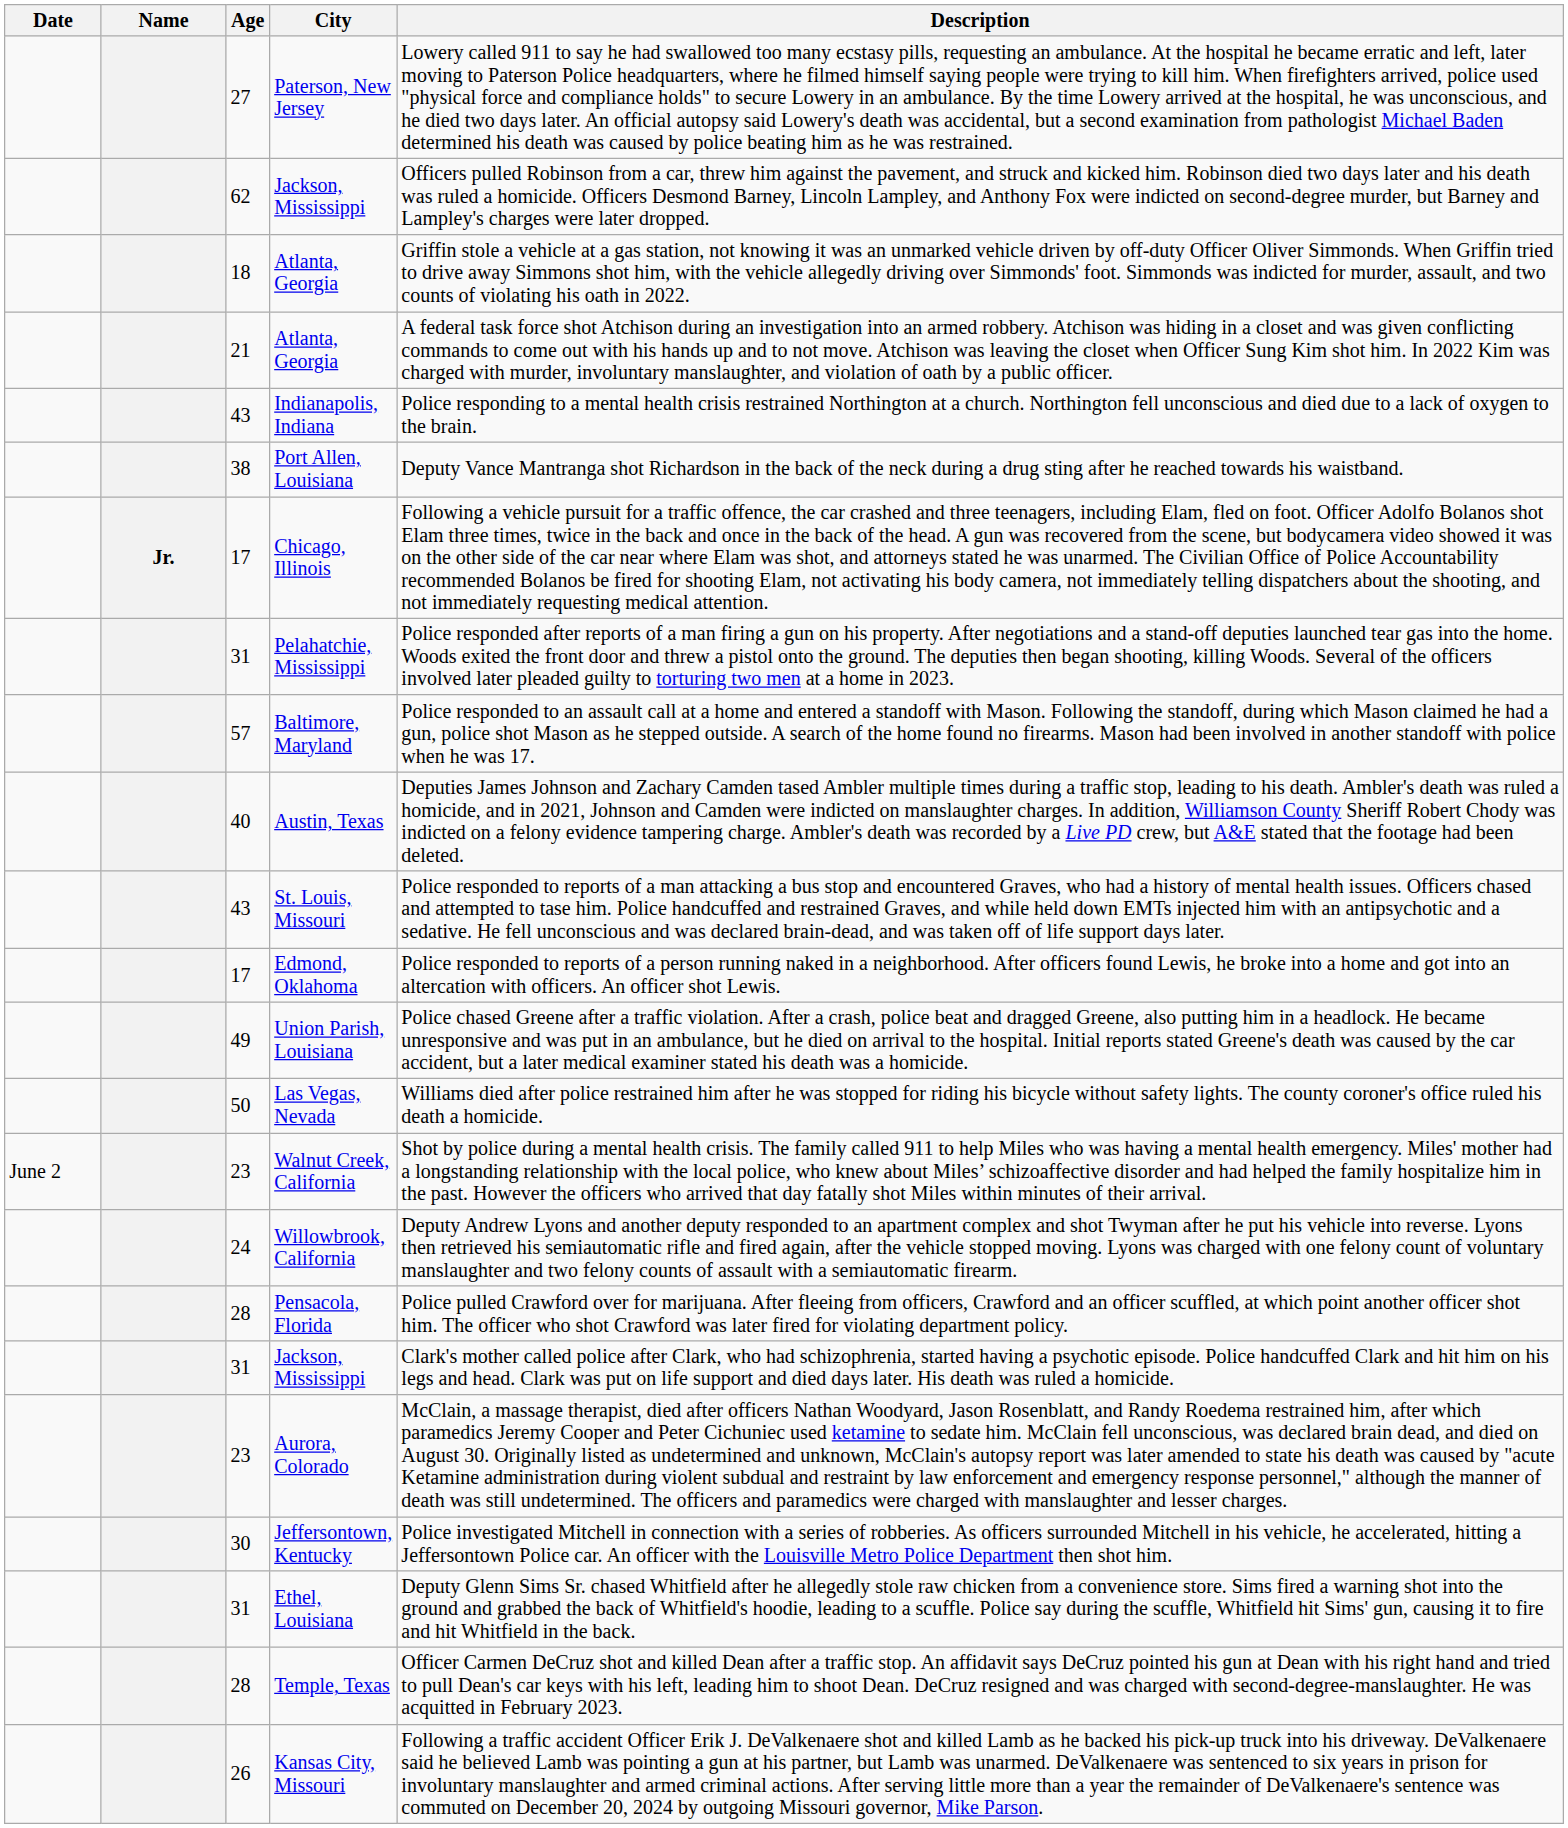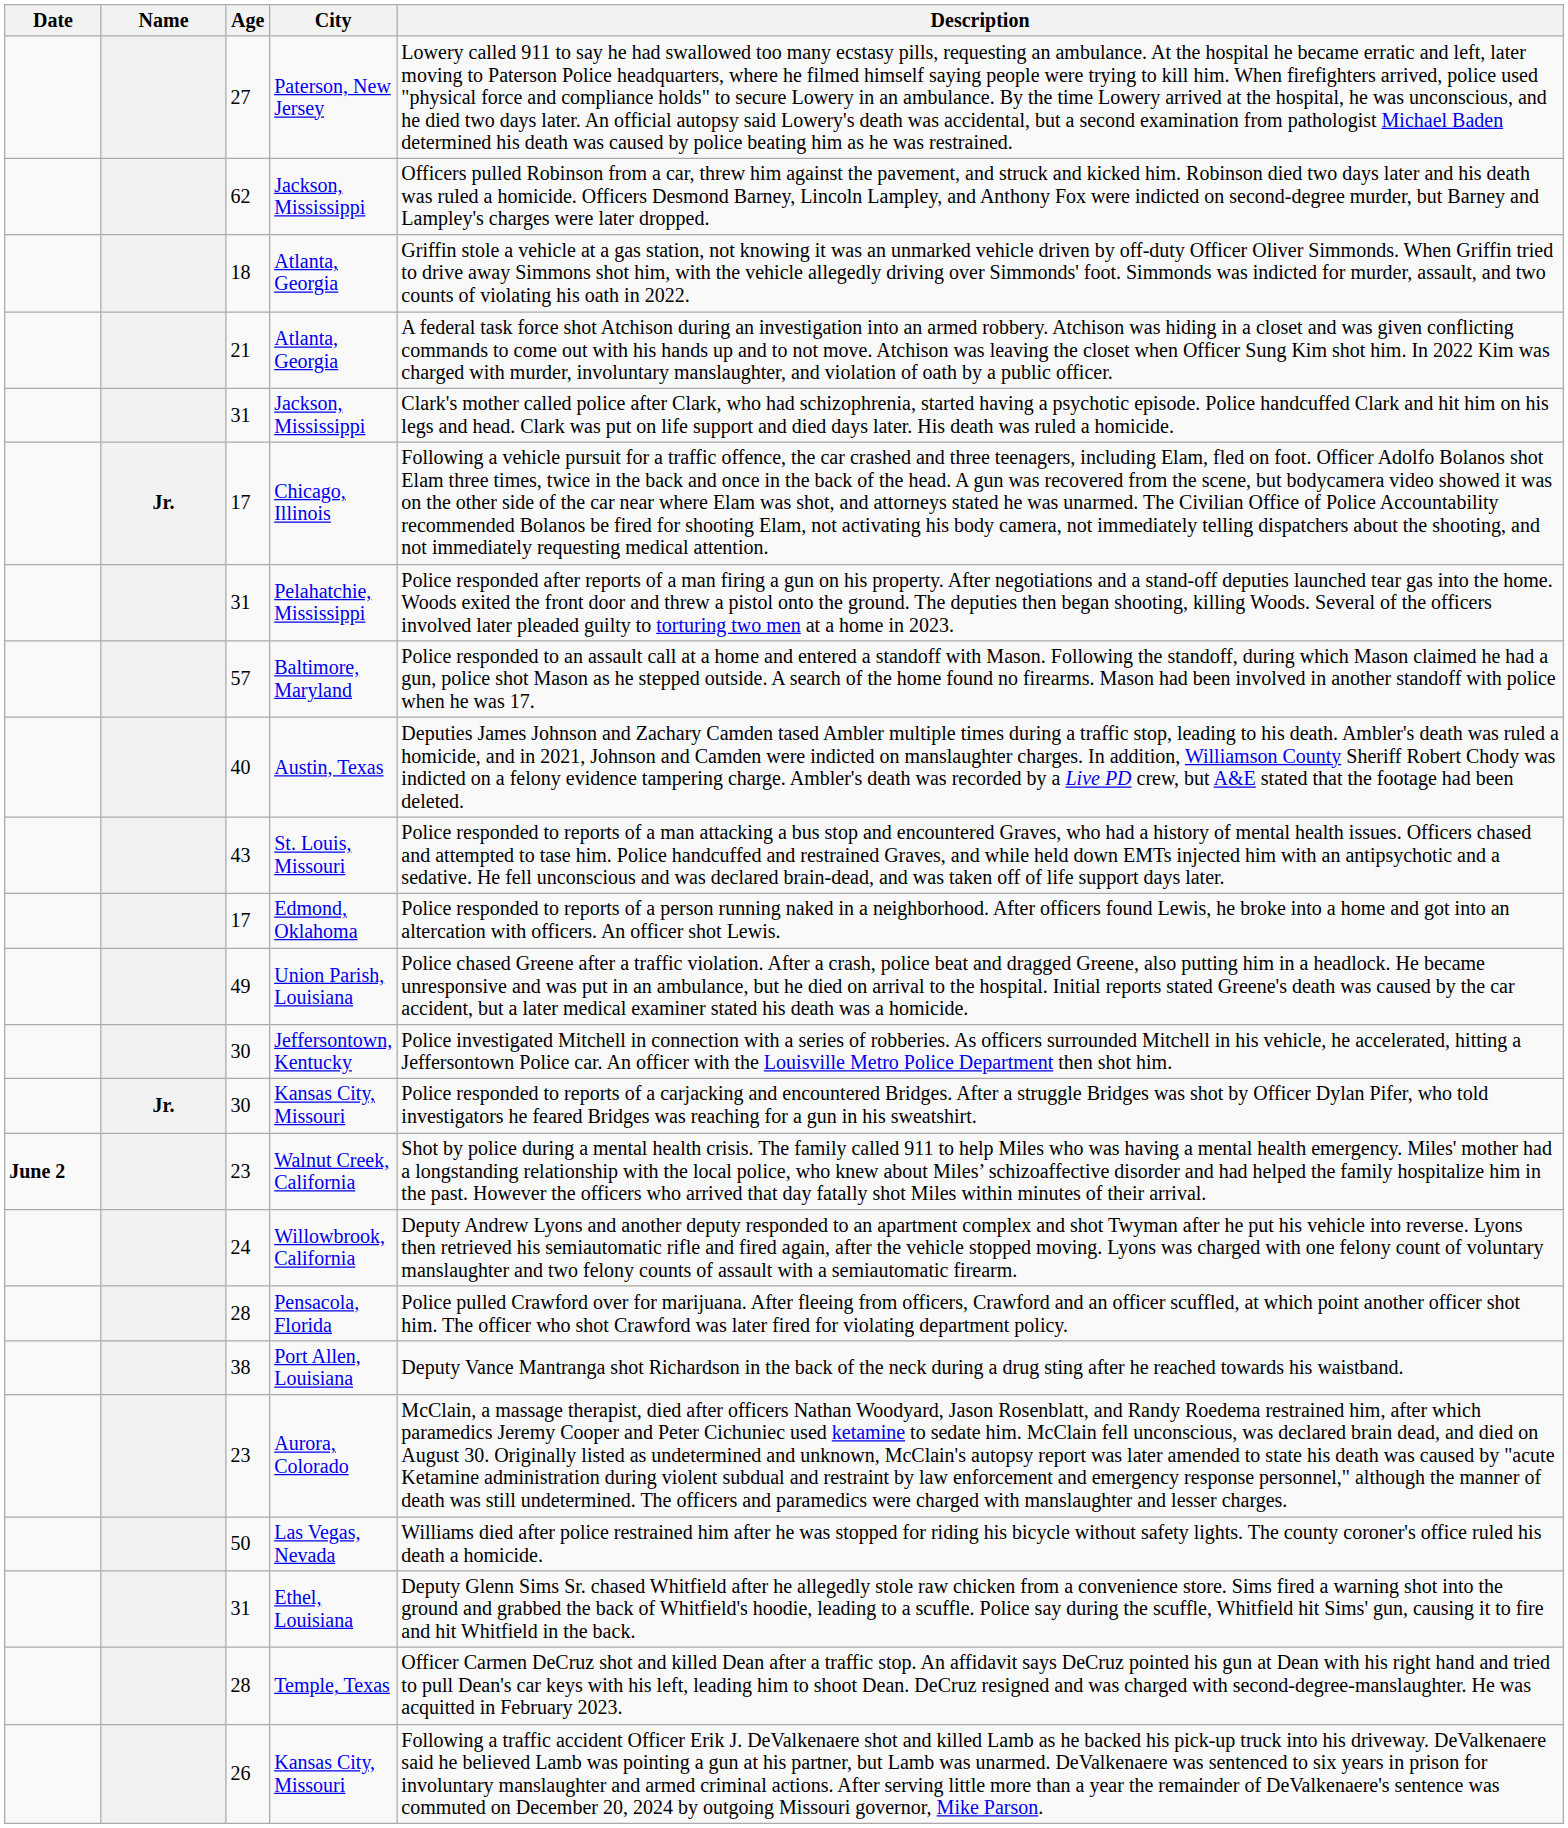- row: (241, 415)
rows swapped: (241, 1367) <-> (241, 469)
rows swapped: (241, 1543) <-> (241, 1105)
+ row: (241, 1105)
(35, 1171) normal -> (37, 1171) bold
